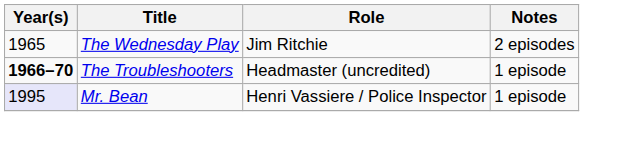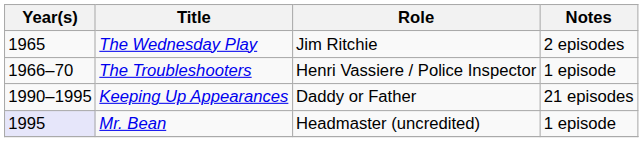(41, 70) bold -> (41, 70) normal
(338, 70) Headmaster (uncredited) -> (416, 70) Henri Vassiere / Police Inspector
+ row: (194, 96)
(366, 96) Henri Vassiere / Police Inspector -> (388, 123) Headmaster (uncredited)
